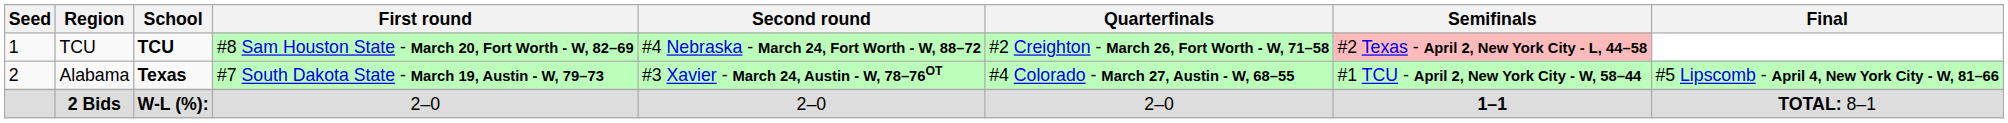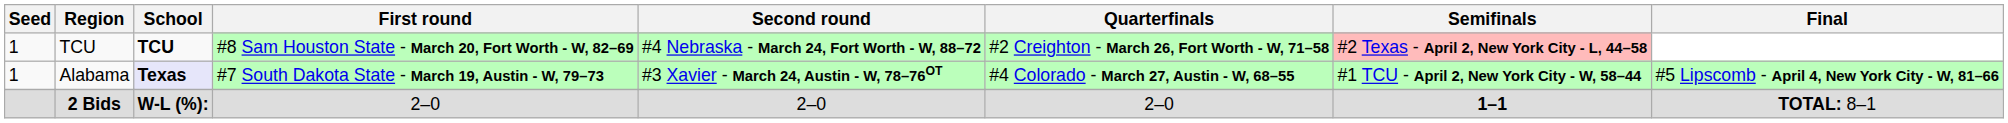(14, 76) 2 -> (14, 76) 1
(162, 76) no background -> (162, 76) lavender background
